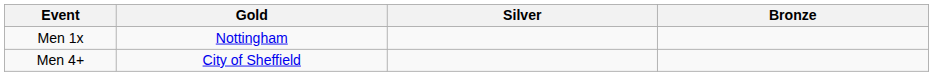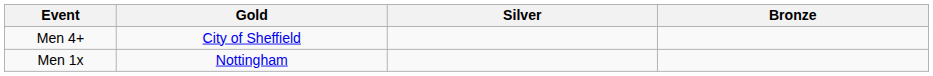rows swapped: (60, 37) <-> (60, 60)
